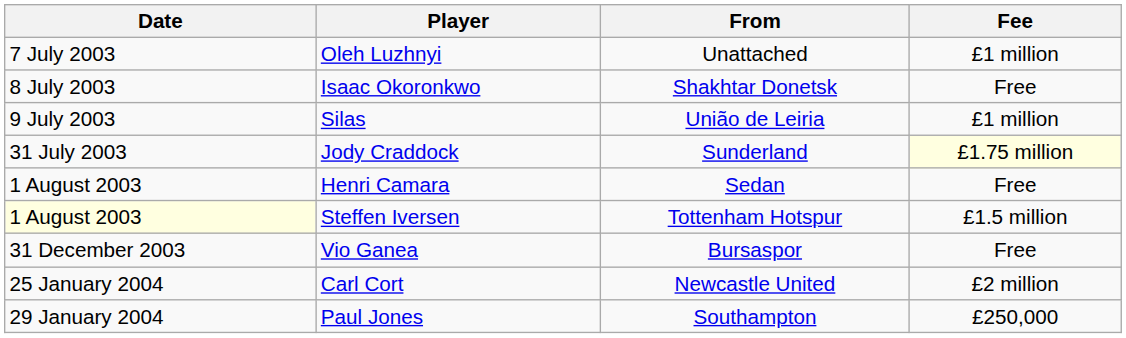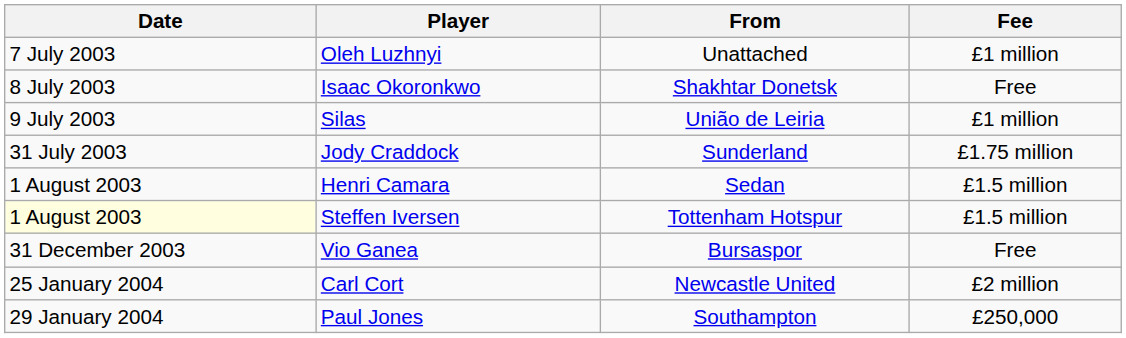(1015, 152) lightyellow background -> (1015, 152) no background
(1015, 185) Free -> (1015, 185) £1.5 million
